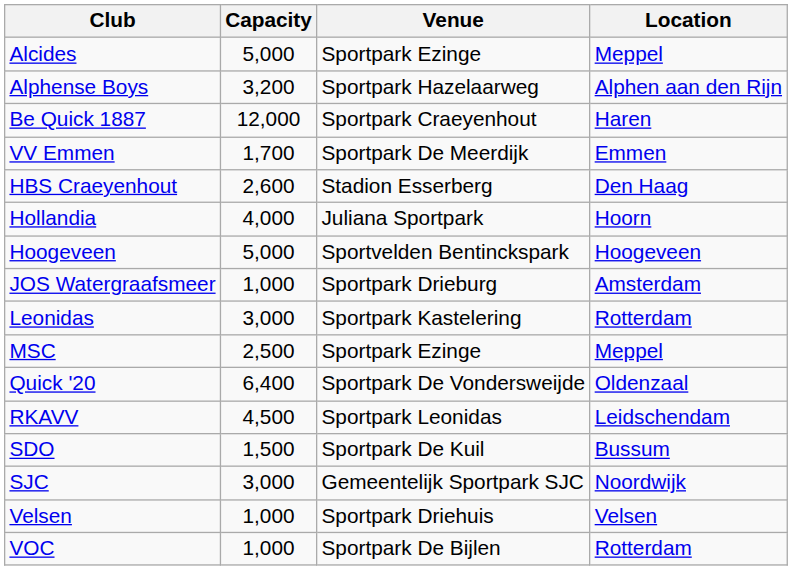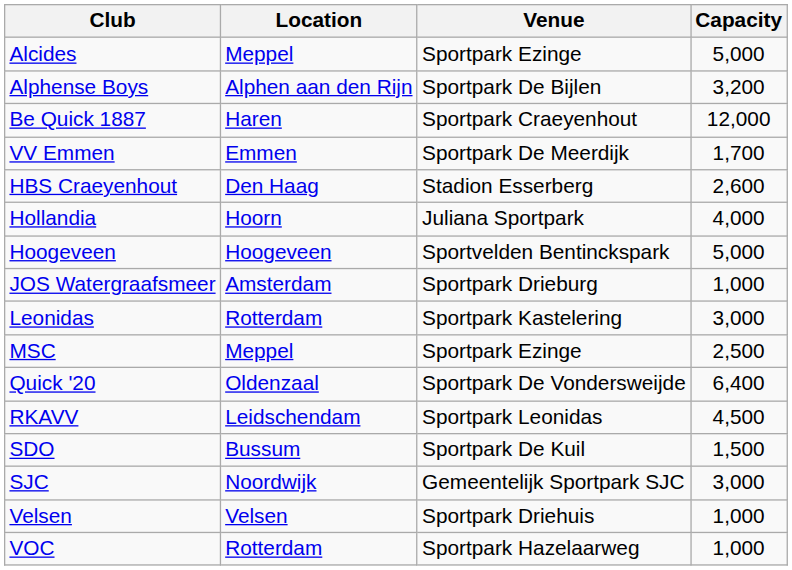columns swapped: (688, 20) <-> (269, 20)
(430, 86) Sportpark Hazelaarweg -> (512, 86) Sportpark De Bijlen
(411, 548) Sportpark De Bijlen -> (531, 548) Sportpark Hazelaarweg
